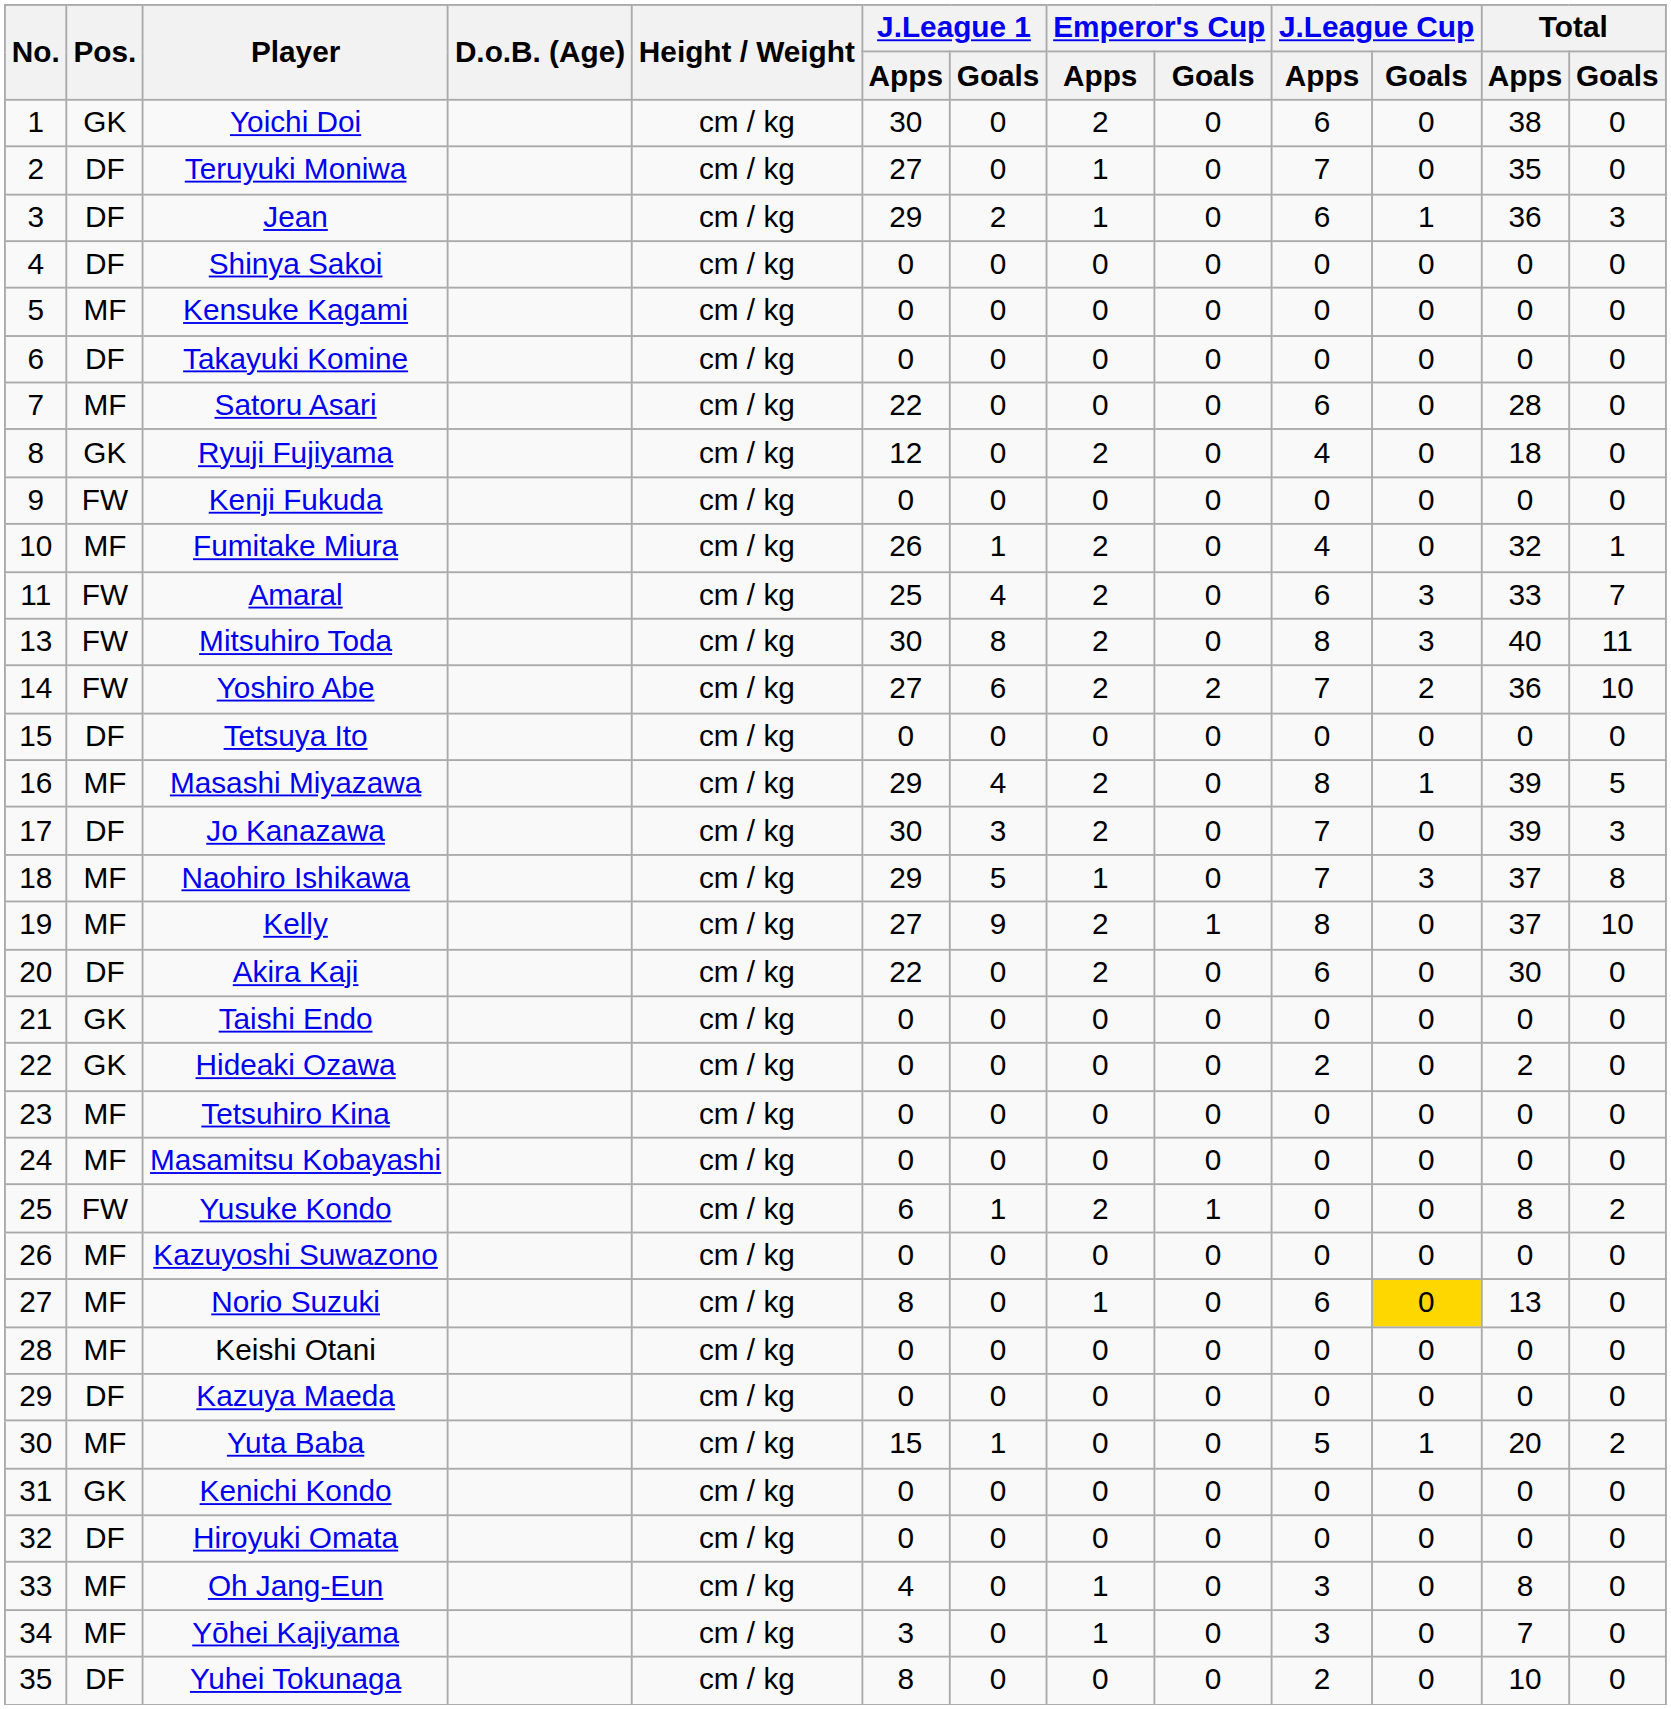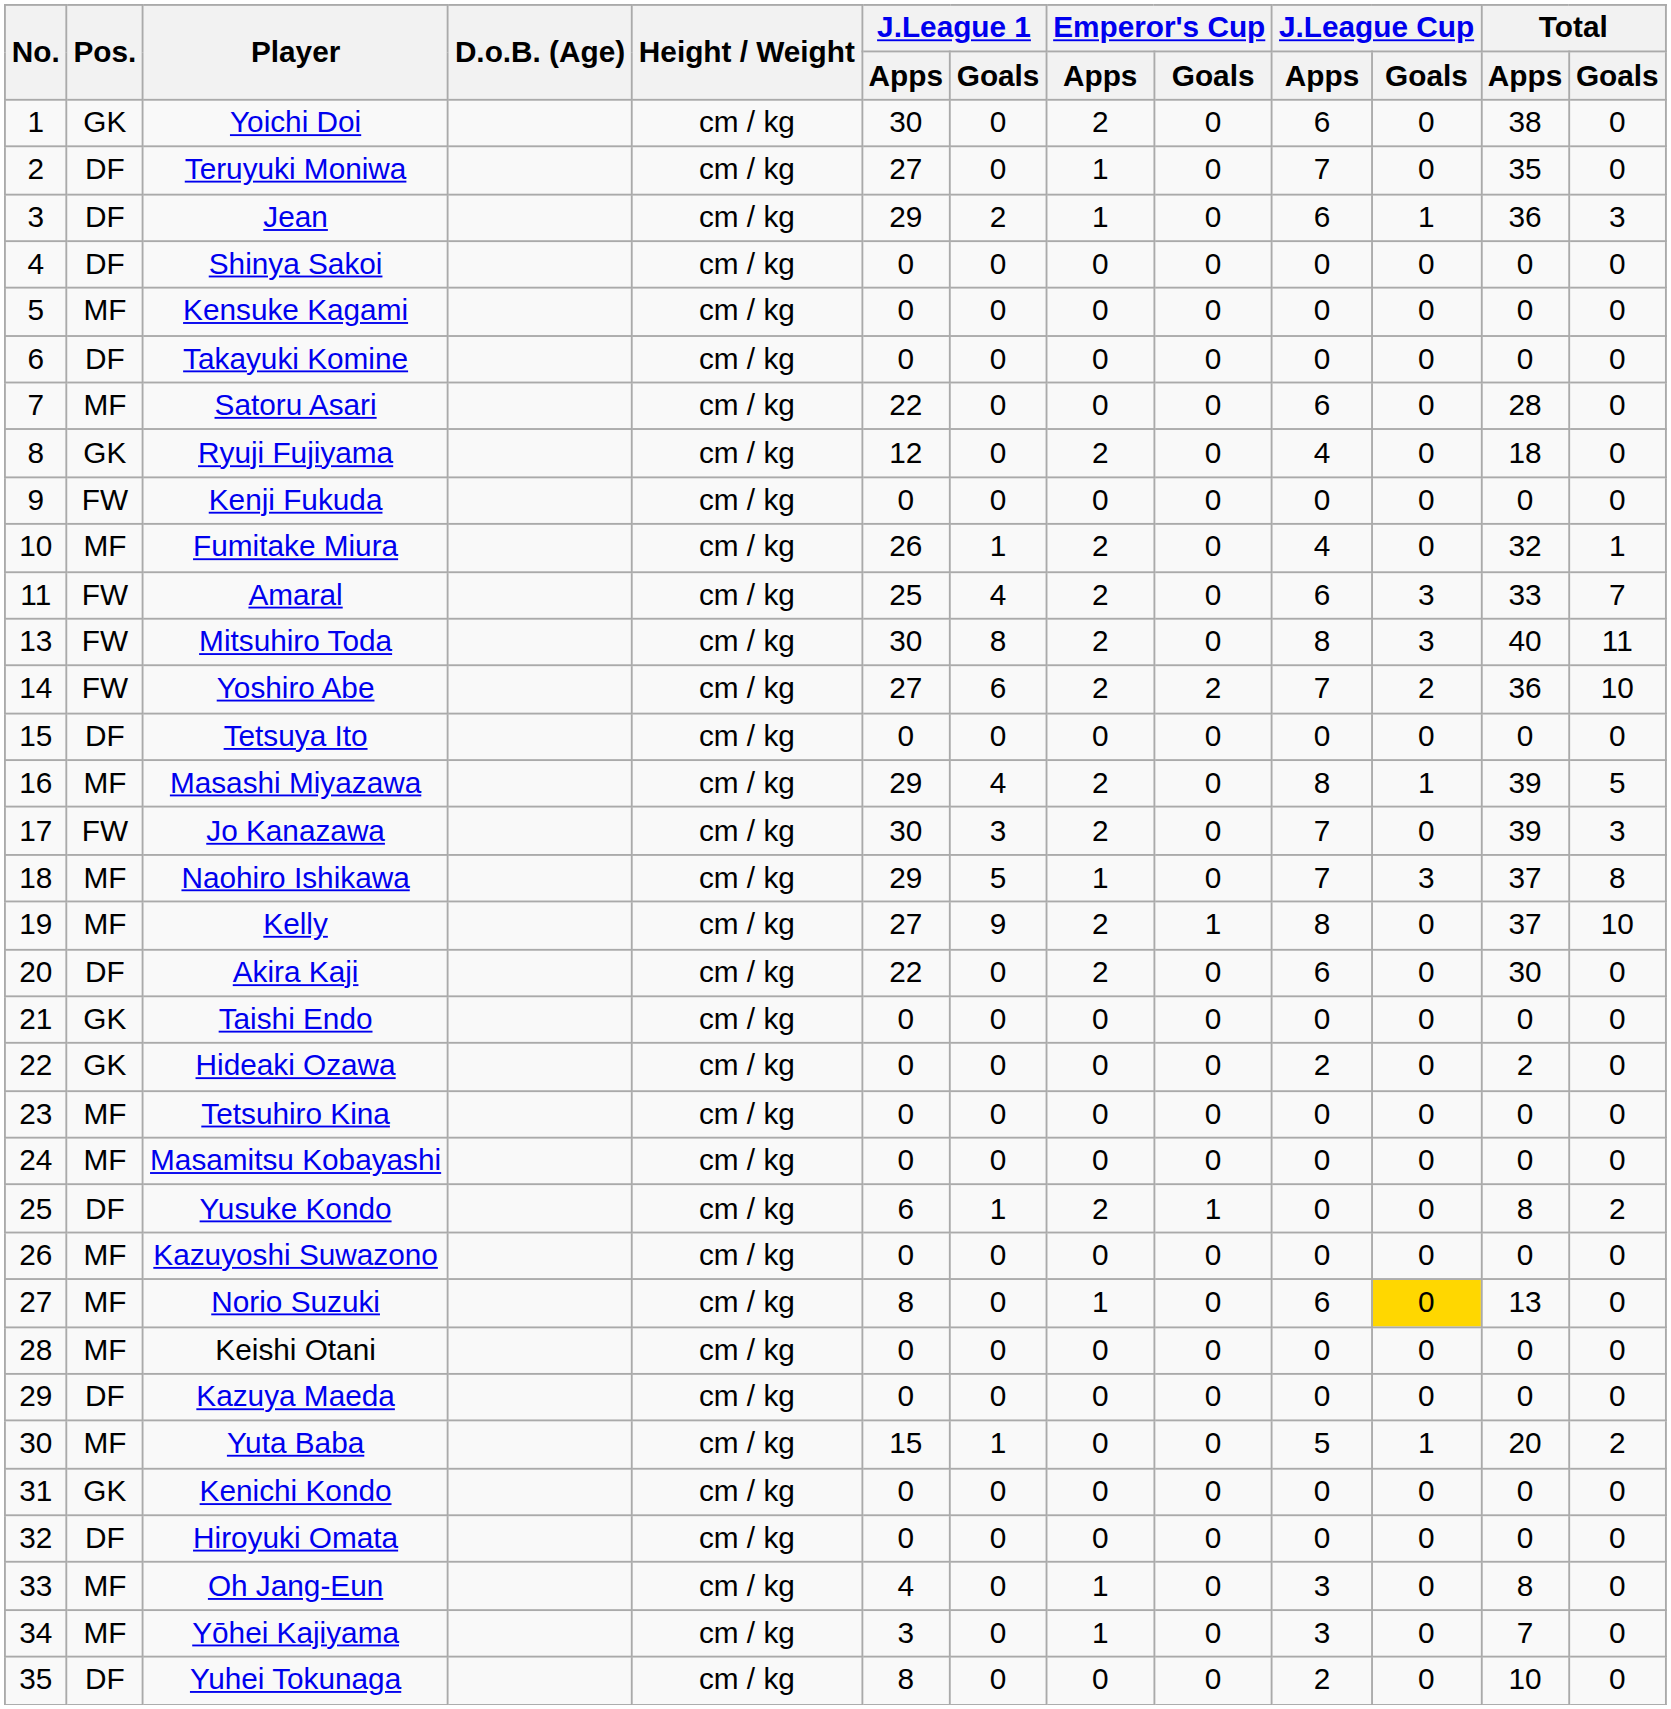(105, 830) DF -> (105, 830) FW
(105, 1208) FW -> (105, 1208) DF
